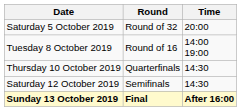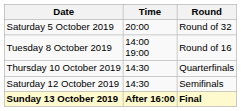columns swapped: (209, 12) <-> (153, 12)
